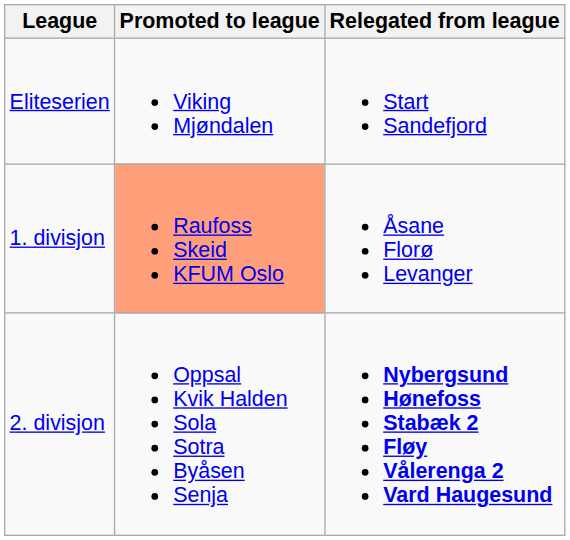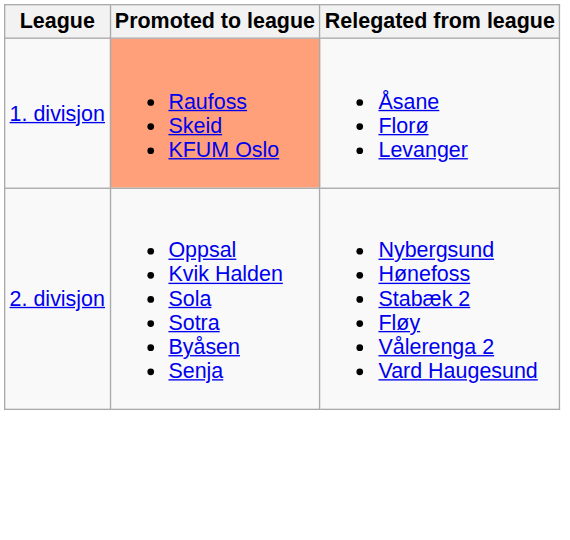- row: (60, 101)
(445, 436) bold -> (440, 311) normal
